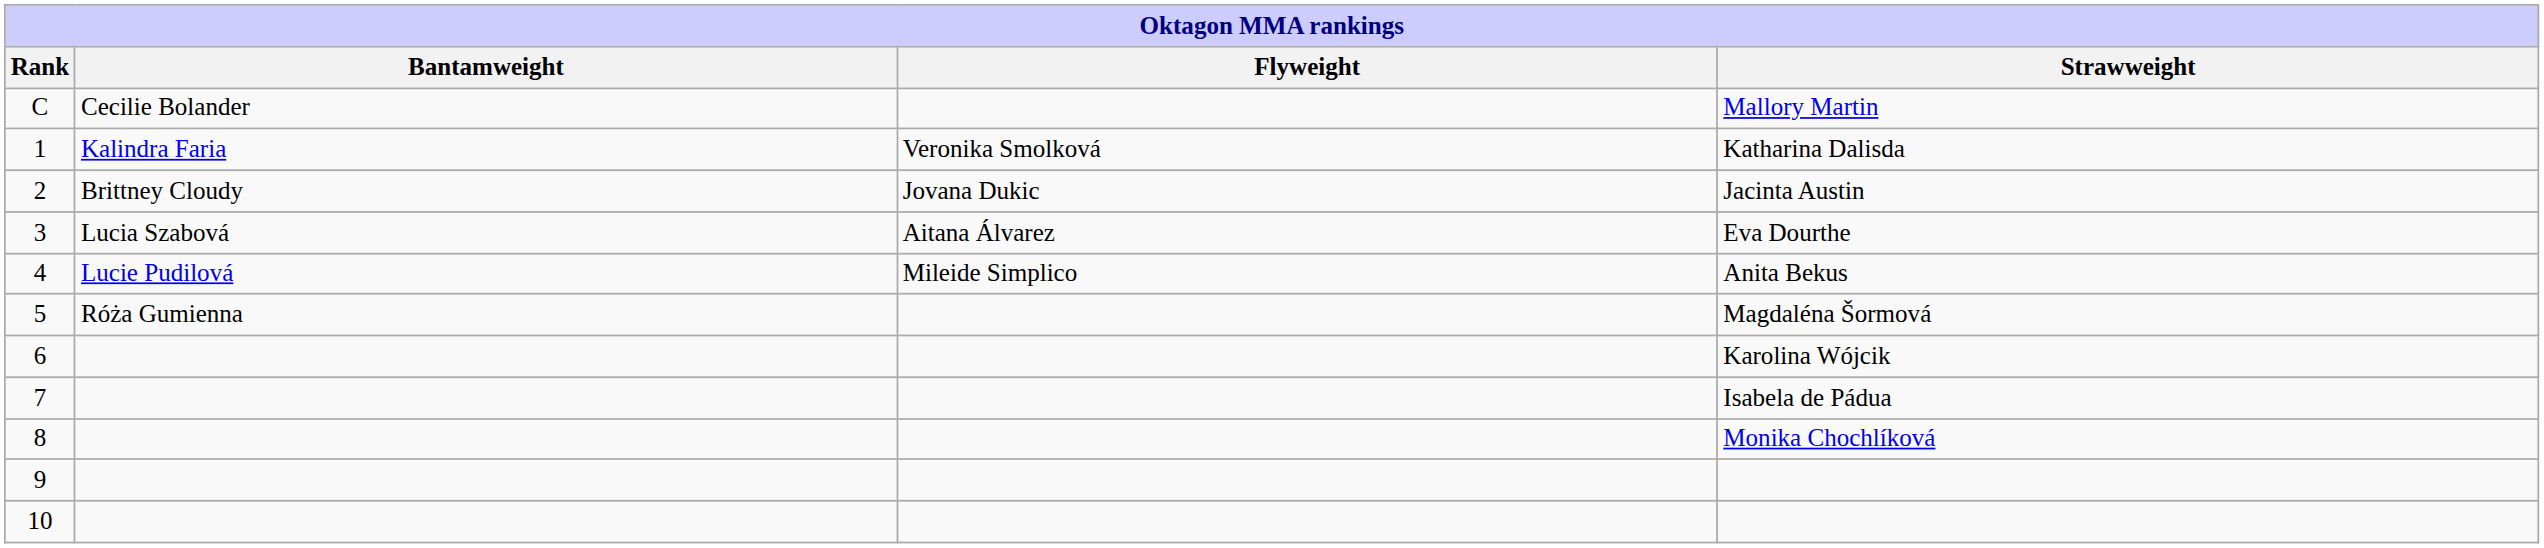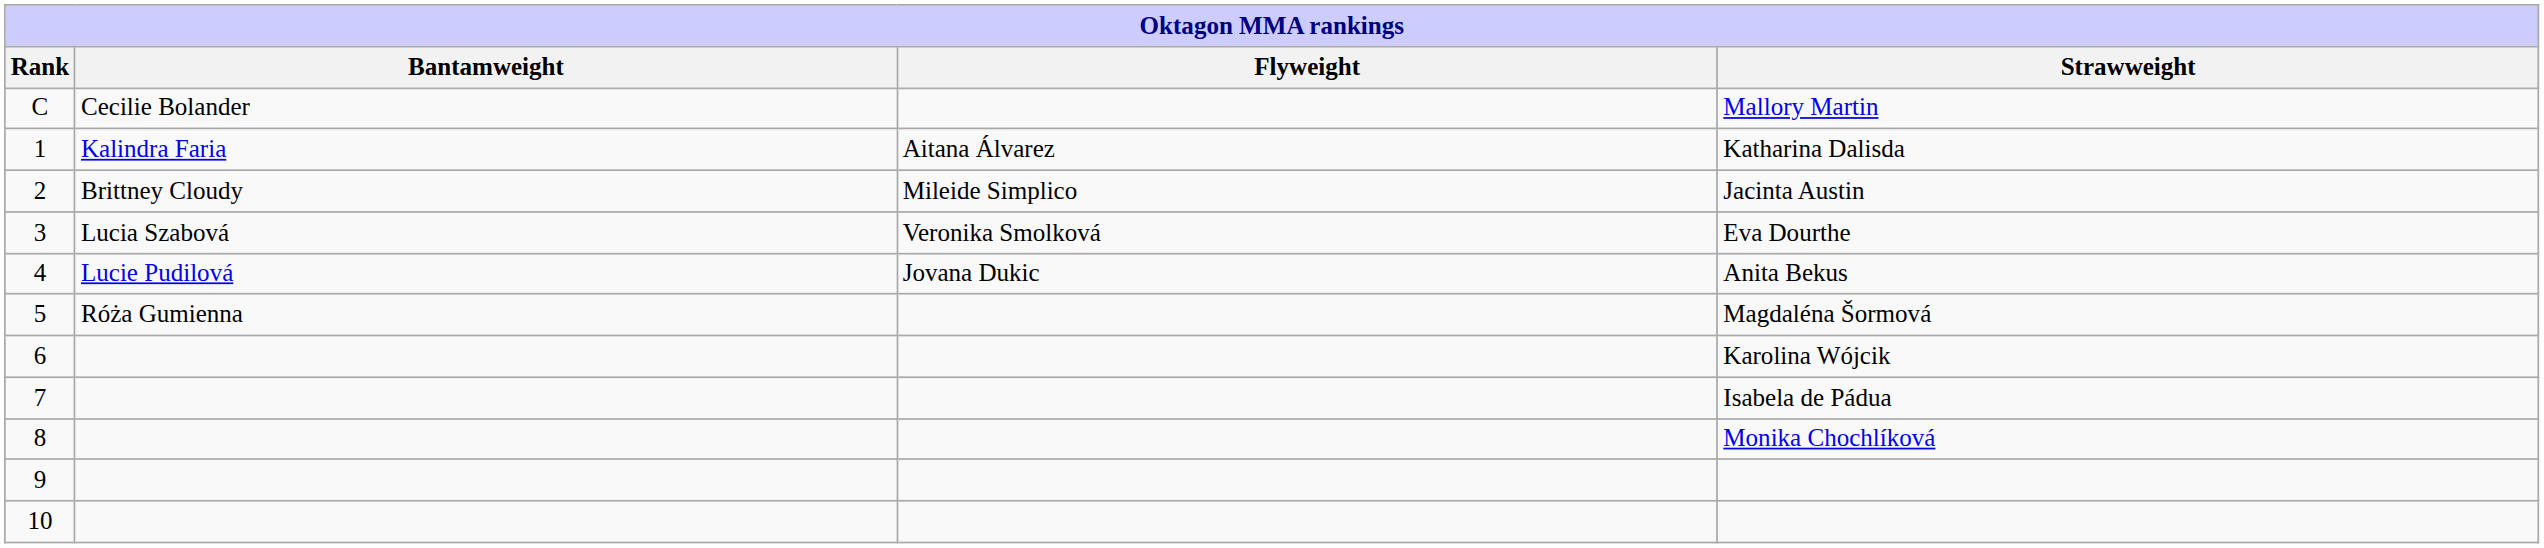(1002, 149) Veronika Smolková -> (979, 149) Aitana Álvarez
(971, 190) Jovana Dukic -> (990, 190) Mileide Simplico
(979, 232) Aitana Álvarez -> (1002, 232) Veronika Smolková
(990, 273) Mileide Simplico -> (971, 273) Jovana Dukic
